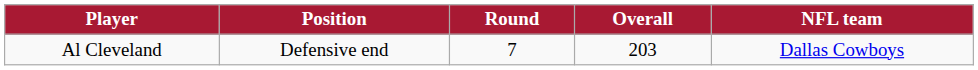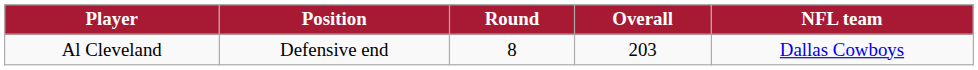(512, 49) 7 -> (512, 49) 8
